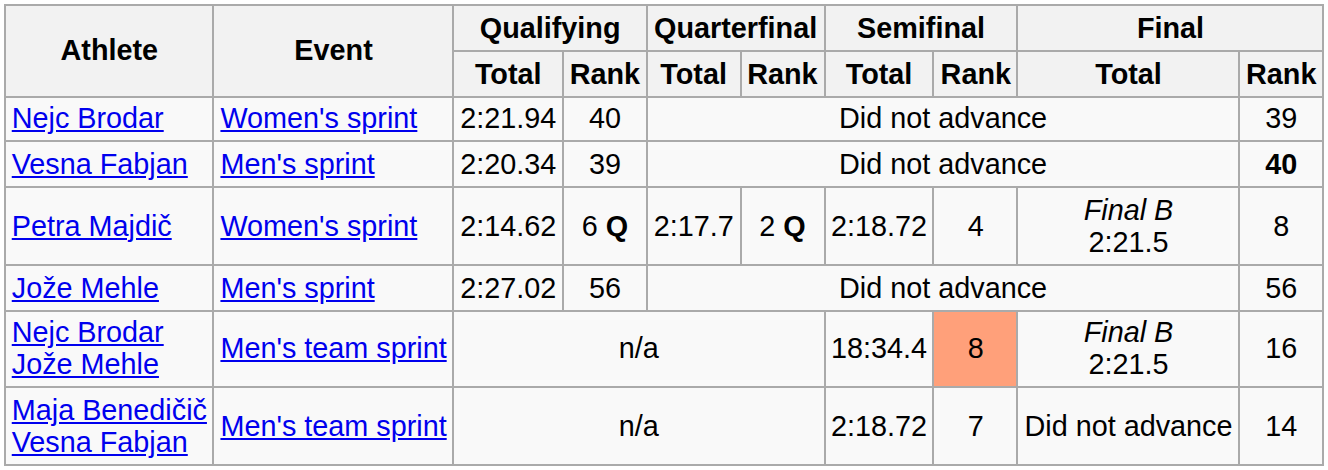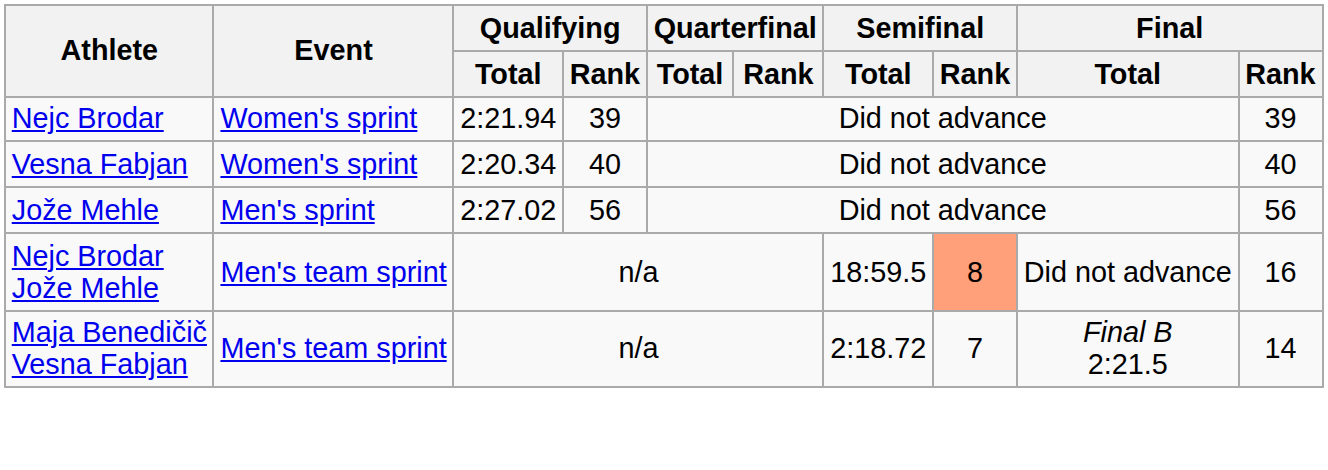(605, 119) 40 -> (605, 119) 39
(298, 165) Men's sprint -> (319, 165) Women's sprint
(605, 165) 39 -> (605, 165) 40
(1281, 165) bold -> (1280, 165) normal
- row: (92, 226)
(879, 349) 18:34.4 -> (878, 272) 18:59.5
(1129, 349) Final B 2:21.5 -> (1128, 272) Did not advance
(1129, 427) Did not advance -> (1128, 349) Final B 2:21.5
